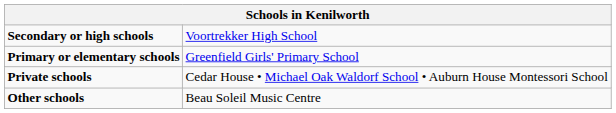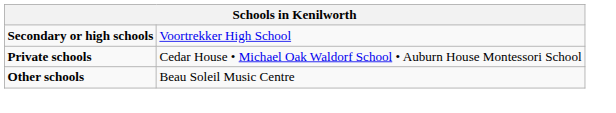- row: (93, 56)
